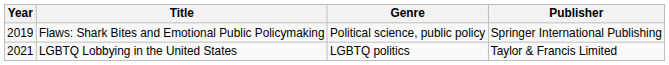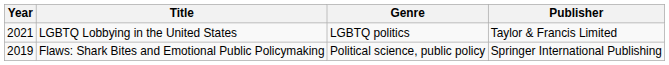rows swapped: (138, 51) <-> (182, 32)
